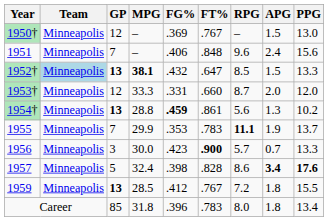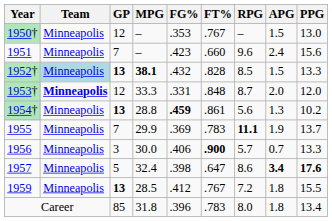(177, 33) .369 -> (180, 33) .353
(177, 52) .406 -> (180, 52) .423
(211, 52) .848 -> (215, 52) .660
(211, 71) .647 -> (215, 71) .828
(74, 91) normal -> (75, 91) bold
(211, 91) .660 -> (215, 91) .848
(177, 129) .353 -> (180, 129) .369
(177, 149) .423 -> (180, 149) .406
(211, 168) .828 -> (215, 168) .647
